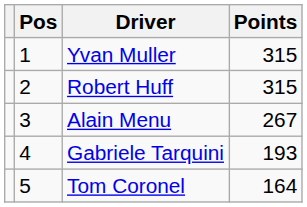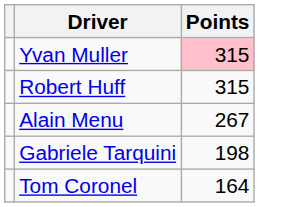- column: (38, 21)
(280, 54) no background -> (232, 54) pink background
(280, 153) 193 -> (232, 153) 198
